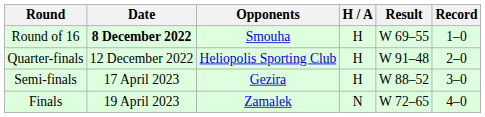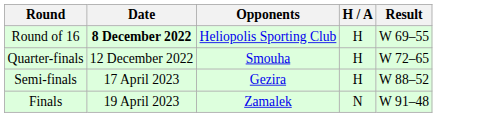- column: (457, 15)
(268, 36) Smouha -> (268, 36) Heliopolis Sporting Club
(268, 58) Heliopolis Sporting Club -> (268, 58) Smouha
(404, 58) W 91–48 -> (404, 58) W 72–65
(404, 101) W 72–65 -> (404, 101) W 91–48
